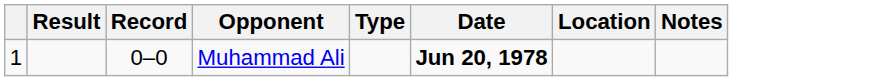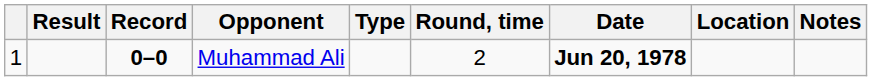+ column: (480, 22)
(149, 57) normal -> (149, 57) bold
